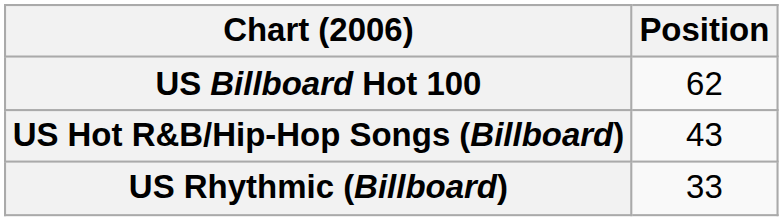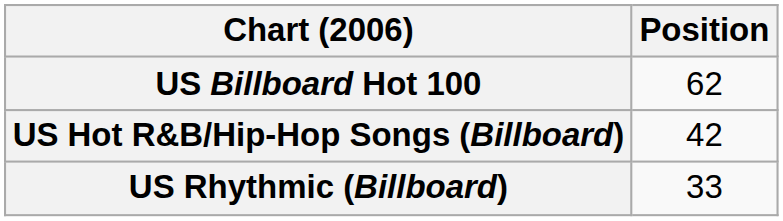(704, 135) 43 -> (704, 135) 42
